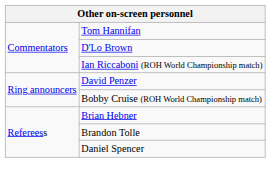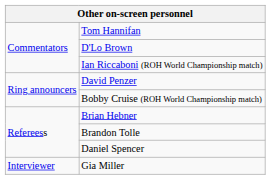+ row: (103, 165)
